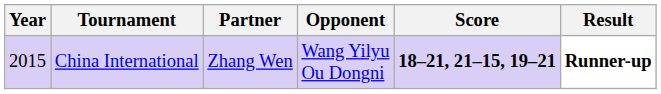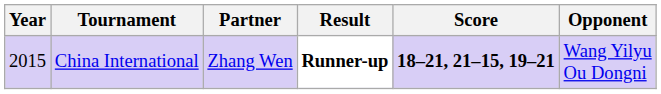columns swapped: (345, 20) <-> (608, 20)
